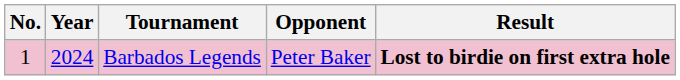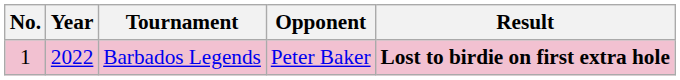(72, 57) 2024 -> (72, 57) 2022
